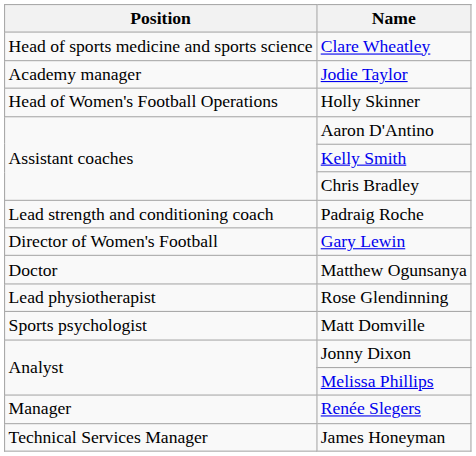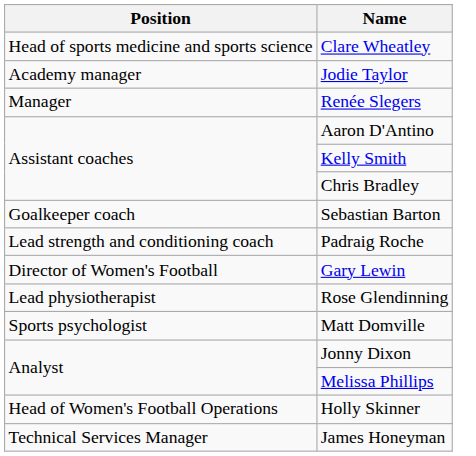rows swapped: (371, 409) <-> (370, 102)
+ row: (381, 213)
- row: (394, 269)
